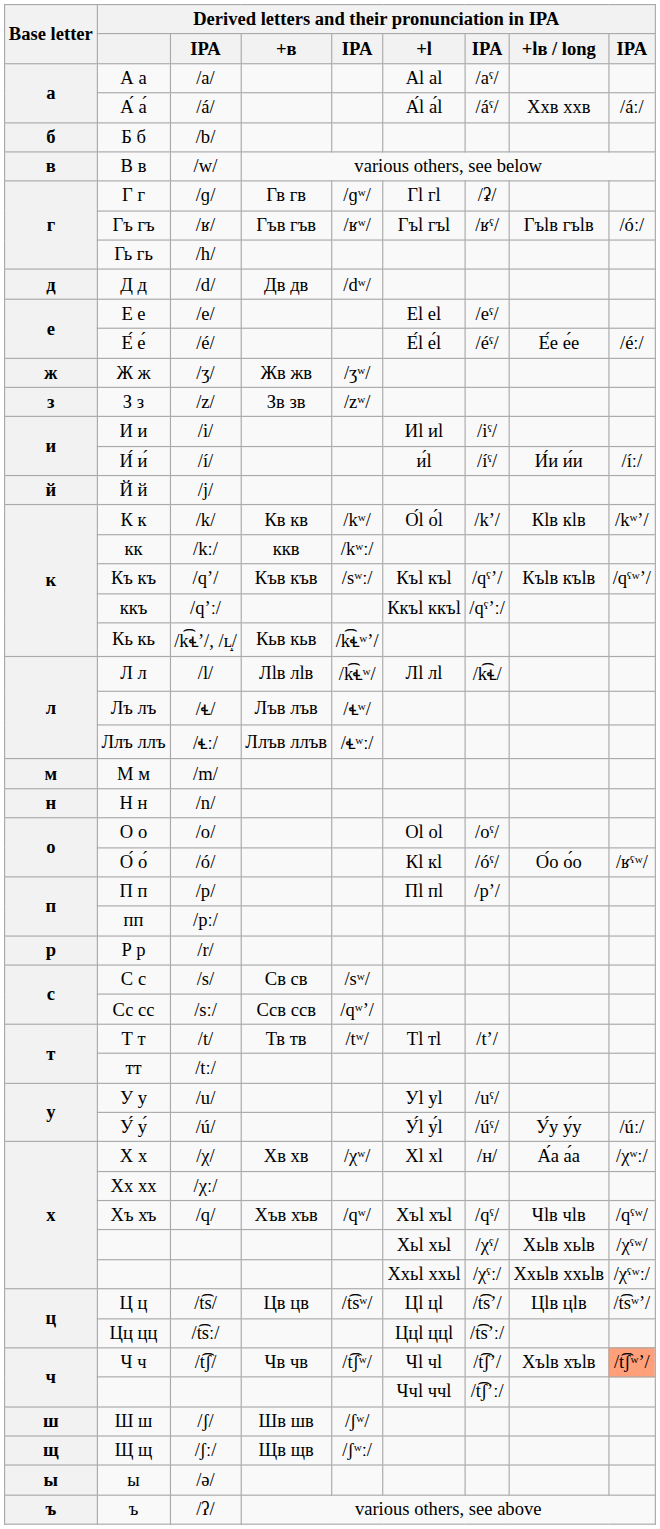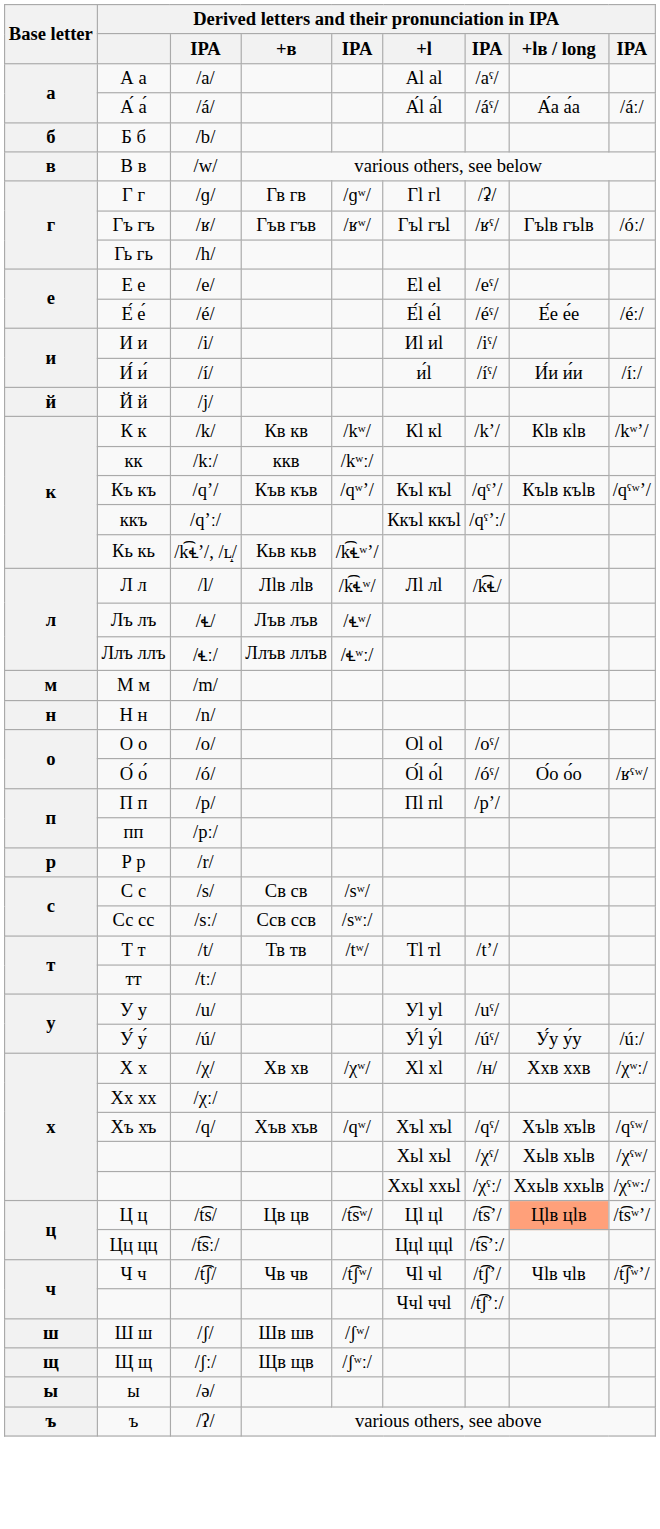(559, 107) Ххв ххв -> (559, 107) А́а а́а
- row: (51, 284)
- row: (51, 372)
- row: (51, 401)
(424, 519) О́ӏ о́ӏ -> (424, 431) Кӏ кӏ
(357, 578) /sʷː/ -> (357, 490) /qʷʼ/
(424, 861) Кӏ кӏ -> (424, 773) О́ӏ о́ӏ
(357, 1009) /qʷʼ/ -> (357, 920) /sʷː/
(559, 1156) А́а а́а -> (559, 1068) Ххв ххв
(559, 1215) Чӏв чӏв -> (559, 1126) Хъӏв хъӏв
(559, 1303) no background -> (559, 1215) lightsalmon background
(559, 1362) Хъӏв хъӏв -> (559, 1274) Чӏв чӏв
(632, 1362) lightsalmon background -> (632, 1274) no background
